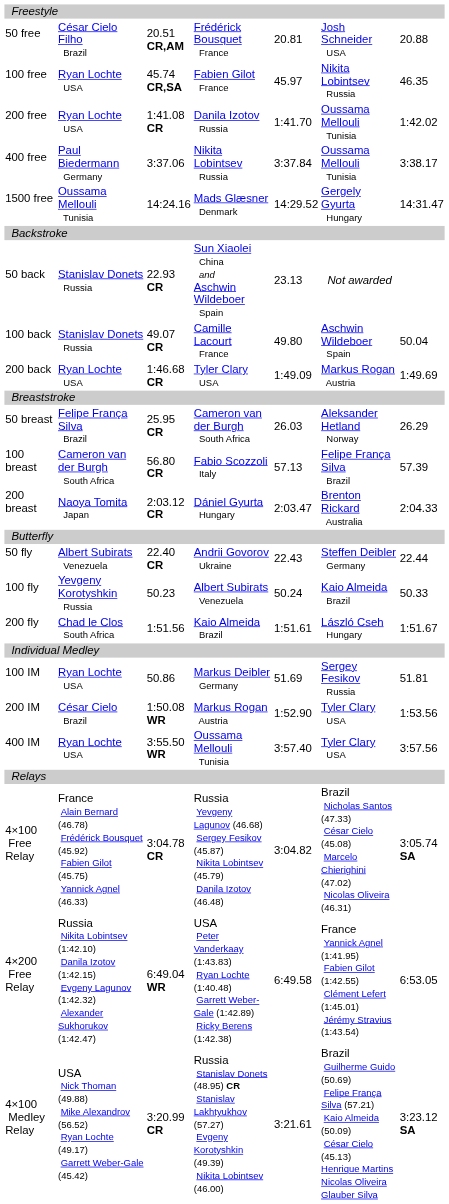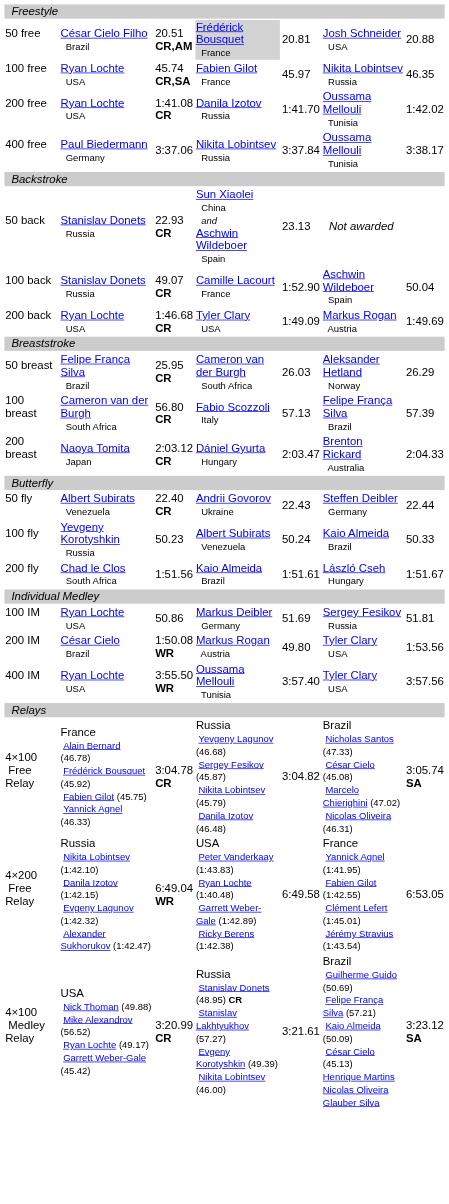(218, 40) no background -> (220, 40) lightgrey background
- row: (29, 204)
(288, 341) 49.80 -> (301, 287) 1:52.90
(293, 713) 1:52.90 -> (296, 647) 49.80
